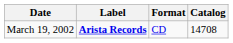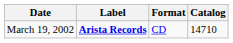(203, 29) 14708 -> (203, 29) 14710
